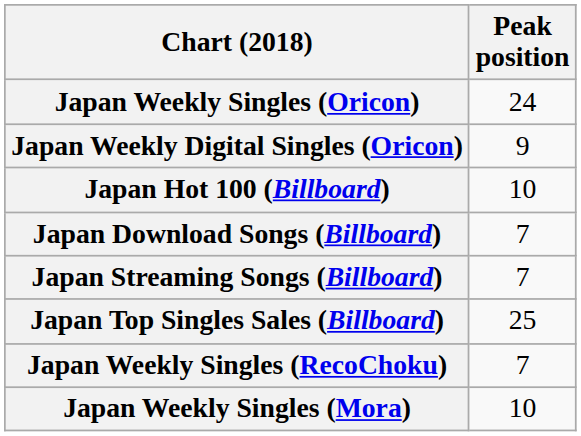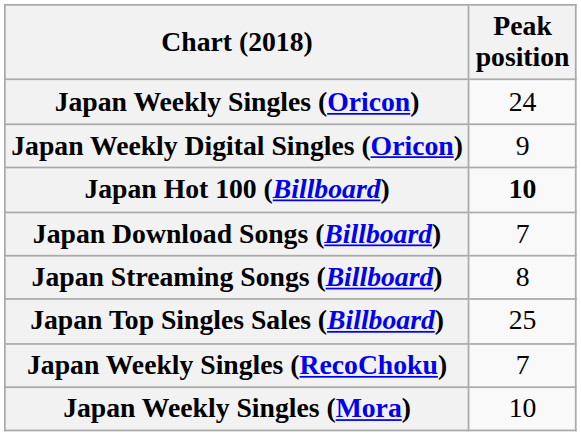(523, 189) normal -> (523, 189) bold
(523, 277) 7 -> (523, 277) 8
